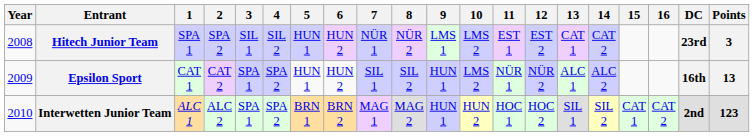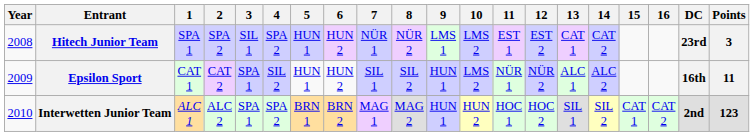(277, 42) SIL 2 -> (277, 42) SPA 2
(277, 77) SPA 2 -> (277, 77) SIL 2
(729, 77) 13 -> (729, 77) 11
